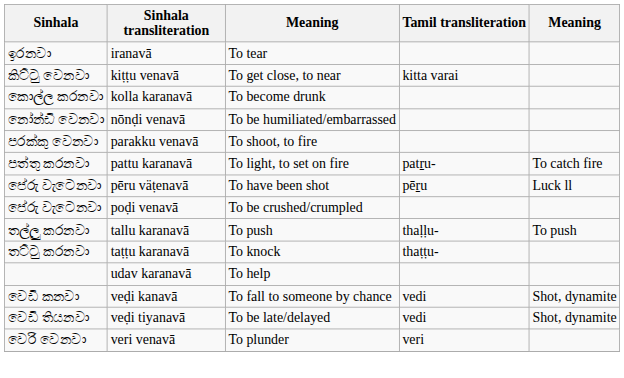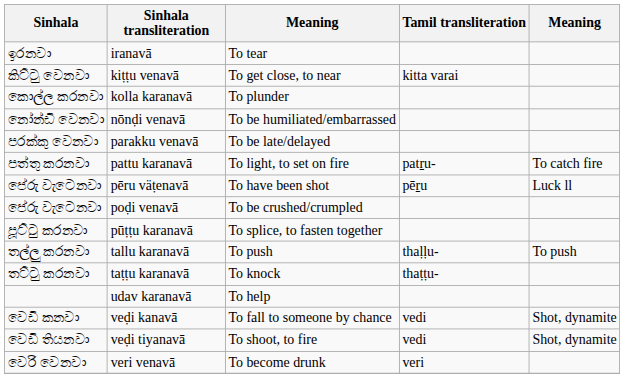(277, 97) To become drunk -> (259, 97) To plunder
(273, 141) To shoot, to fire -> (279, 141) To be late/delayed
+ row: (152, 229)
(279, 318) To be late/delayed -> (273, 340) To shoot, to fire
(259, 340) To plunder -> (277, 362) To become drunk
